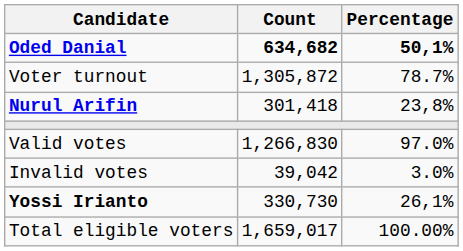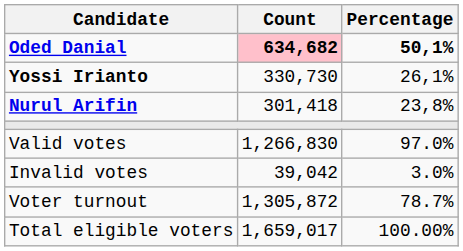(301, 48) no background -> (301, 48) pink background
rows swapped: (78, 202) <-> (78, 77)
